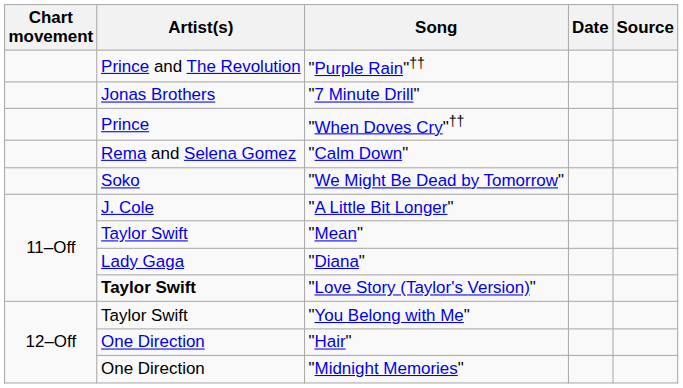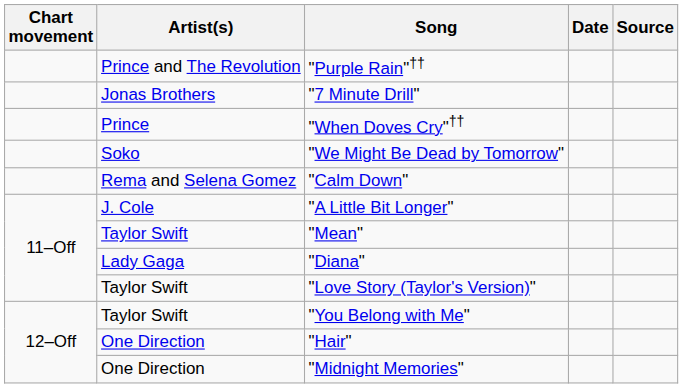rows swapped: (436, 180) <-> (358, 153)
(149, 288) bold -> (144, 288) normal
